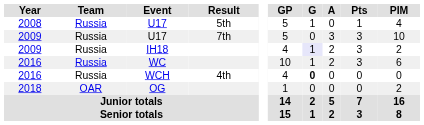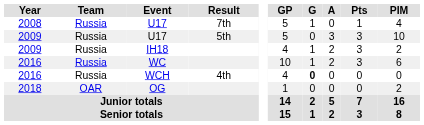(224, 23) 5th -> (224, 23) 7th
(224, 36) 7th -> (224, 36) 5th
(312, 49) lavender background -> (312, 49) no background
